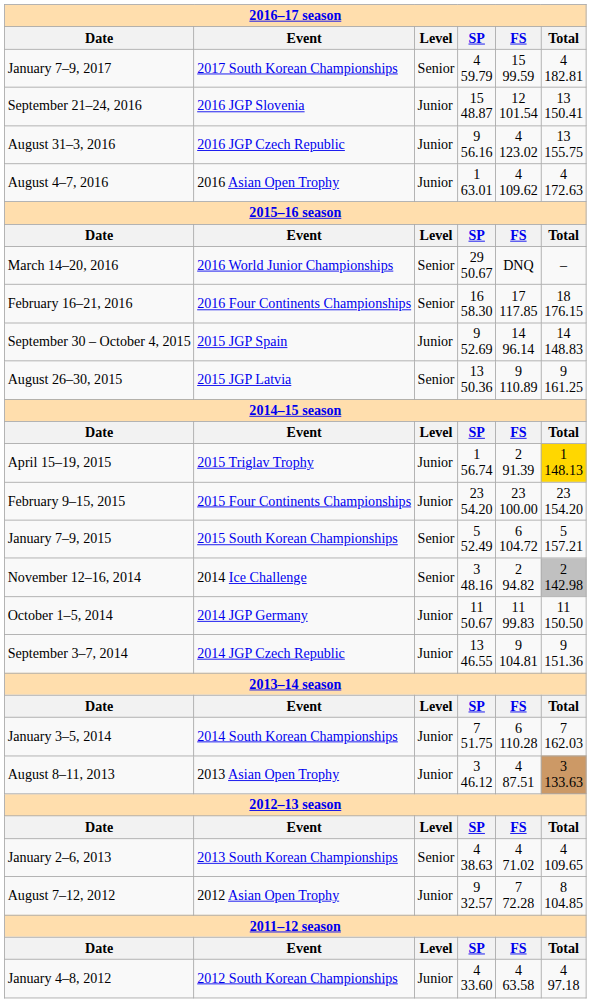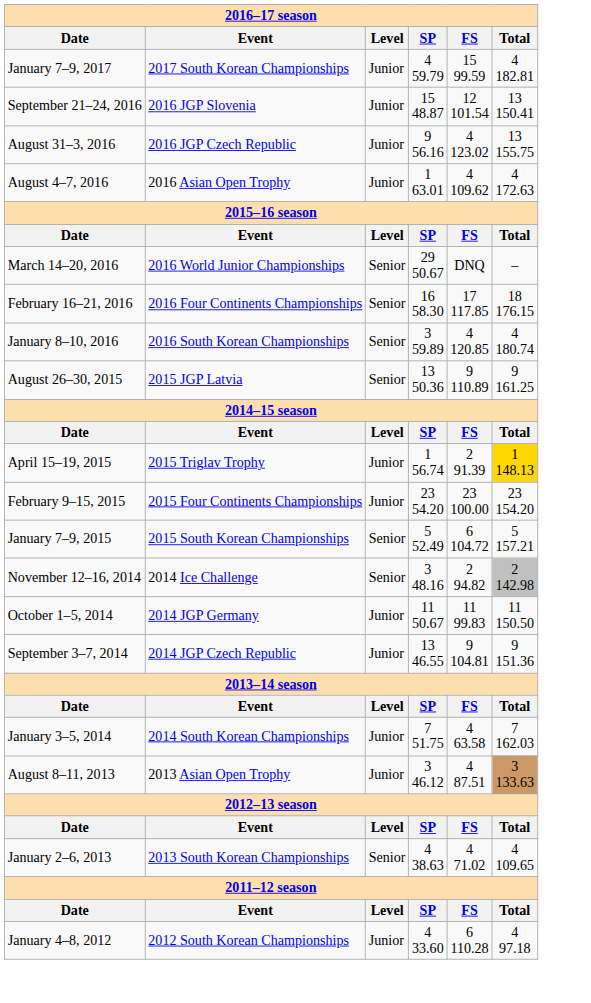(436, 68) Senior -> (386, 68) Junior
+ row: (63, 341)
- row: (99, 341)
(518, 736) 6 110.28 -> (470, 736) 4 63.58
- row: (61, 895)
(518, 978) 4 63.58 -> (470, 940) 6 110.28
